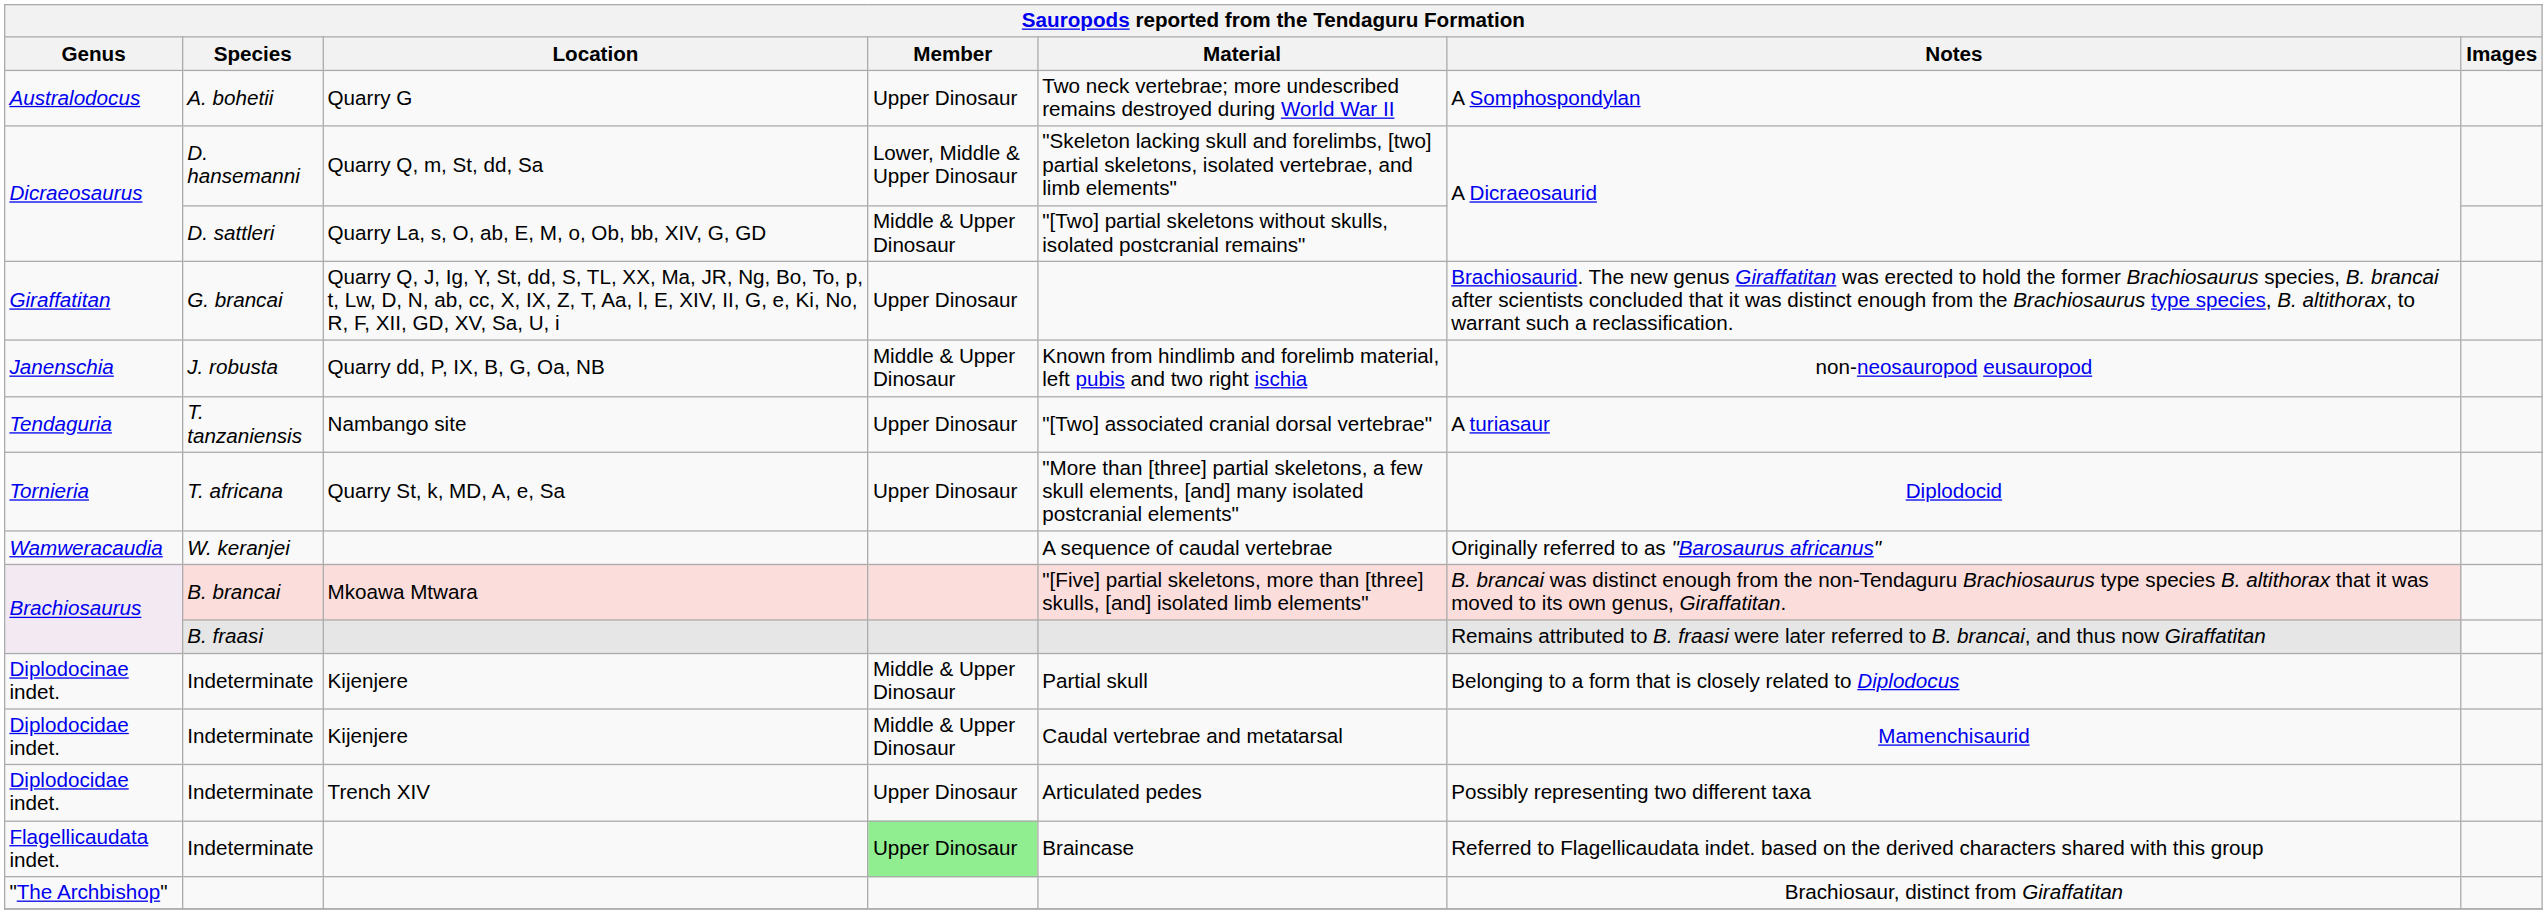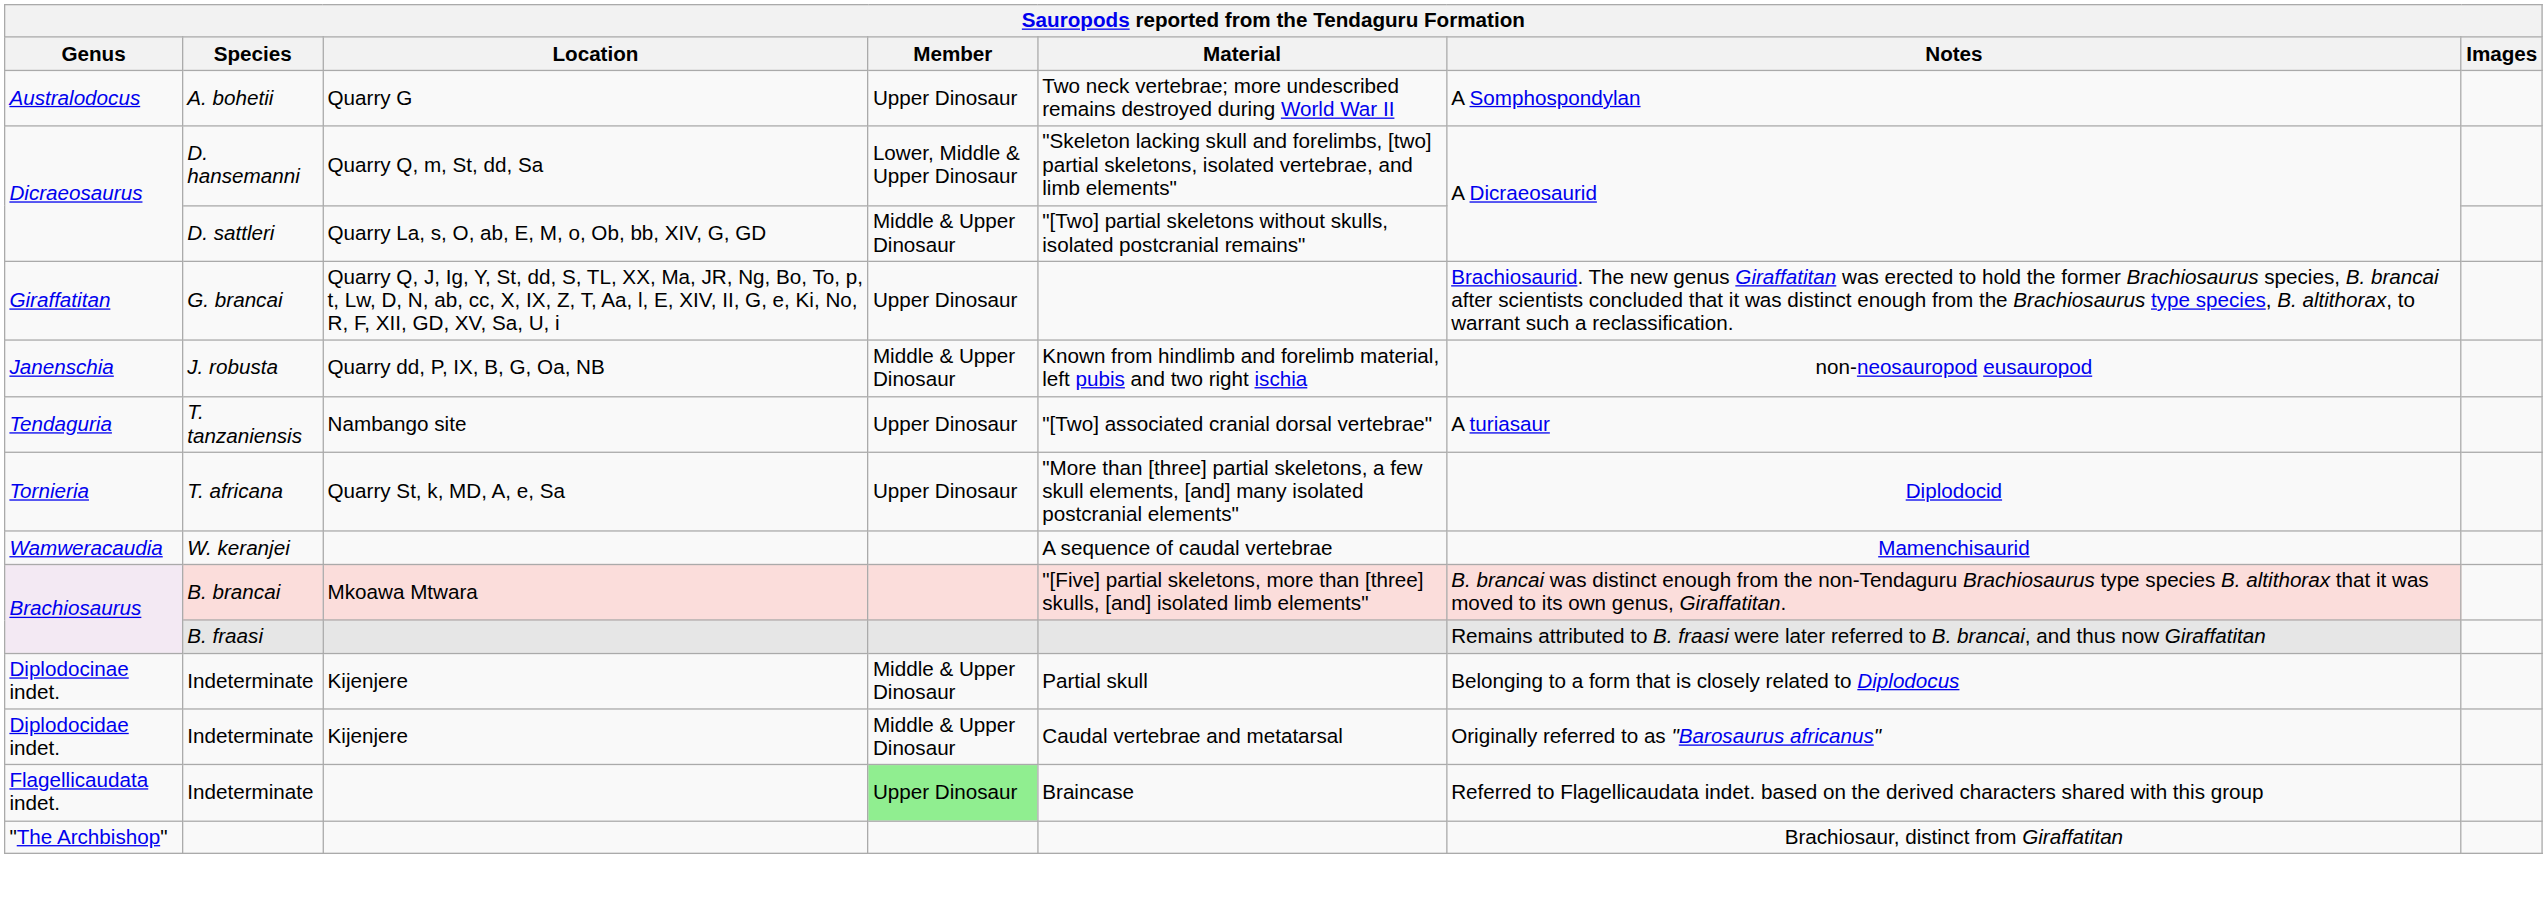(1666, 547) Originally referred to as "Barosaurus africanus" -> (1954, 547) Mamenchisaurid
(1954, 736) Mamenchisaurid -> (1666, 736) Originally referred to as "Barosaurus africanus"
- row: (69, 792)
